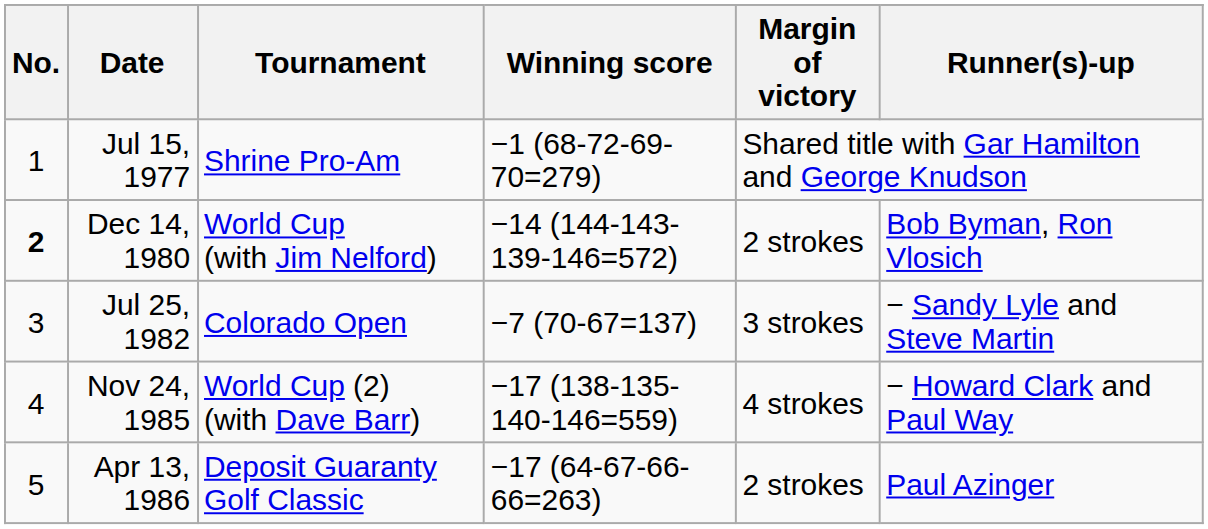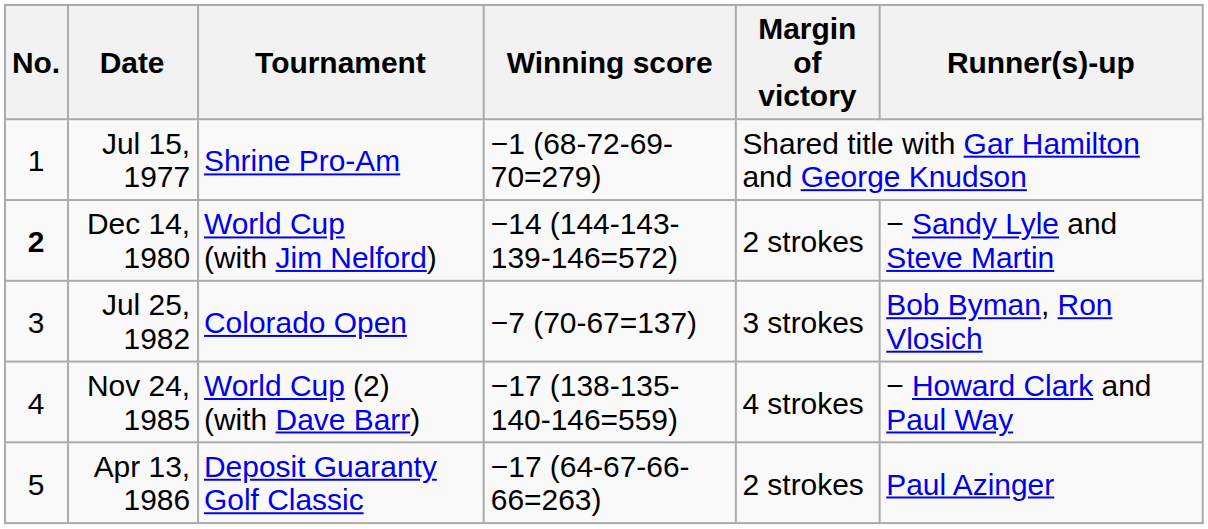(999, 241) Bob Byman, Ron Vlosich -> (1002, 241) − Sandy Lyle and Steve Martin
(1002, 322) − Sandy Lyle and Steve Martin -> (999, 322) Bob Byman, Ron Vlosich
